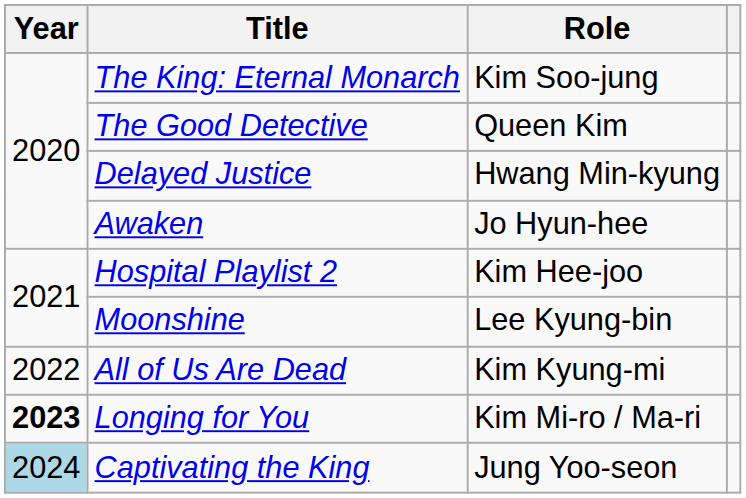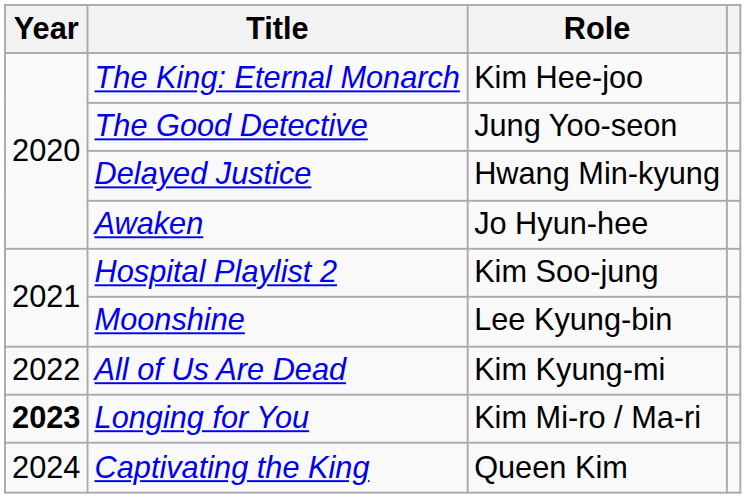(566, 77) Kim Soo-jung -> (559, 77) Kim Hee-joo
(551, 126) Queen Kim -> (576, 126) Jung Yoo-seon
(559, 272) Kim Hee-joo -> (566, 272) Kim Soo-jung
(46, 467) lightblue background -> (46, 467) no background
(576, 467) Jung Yoo-seon -> (551, 467) Queen Kim
